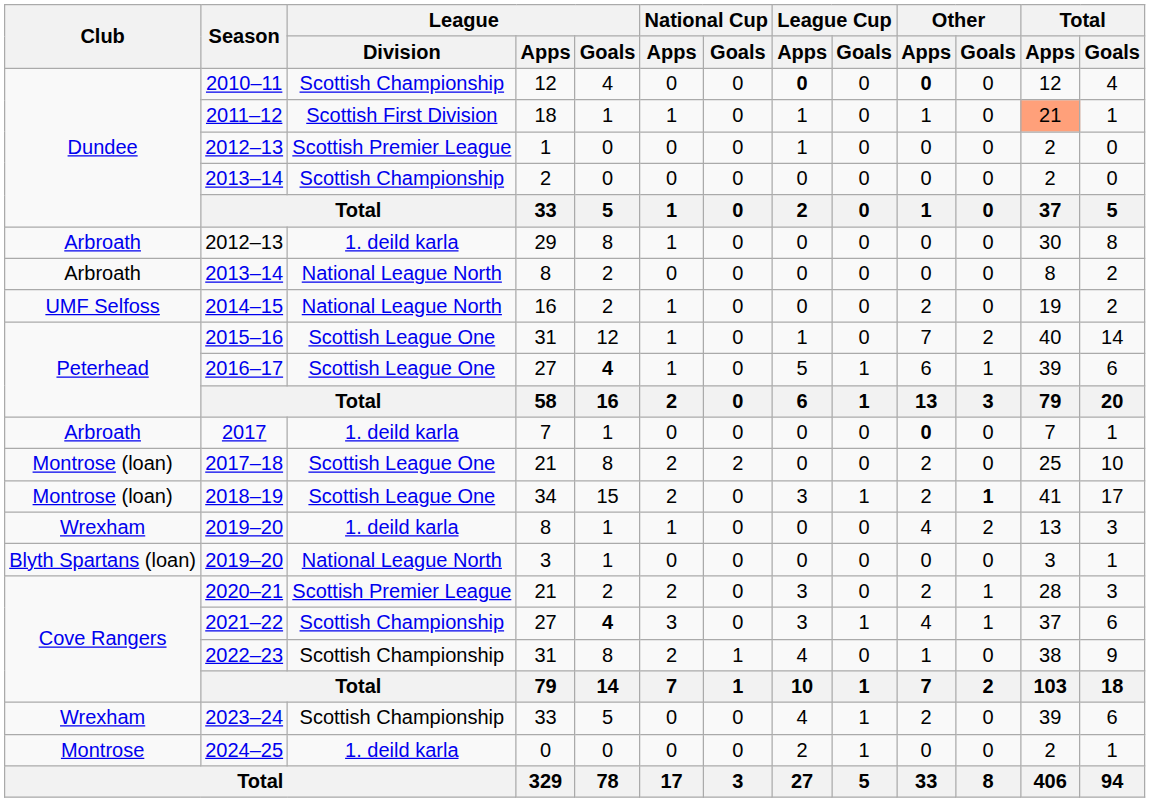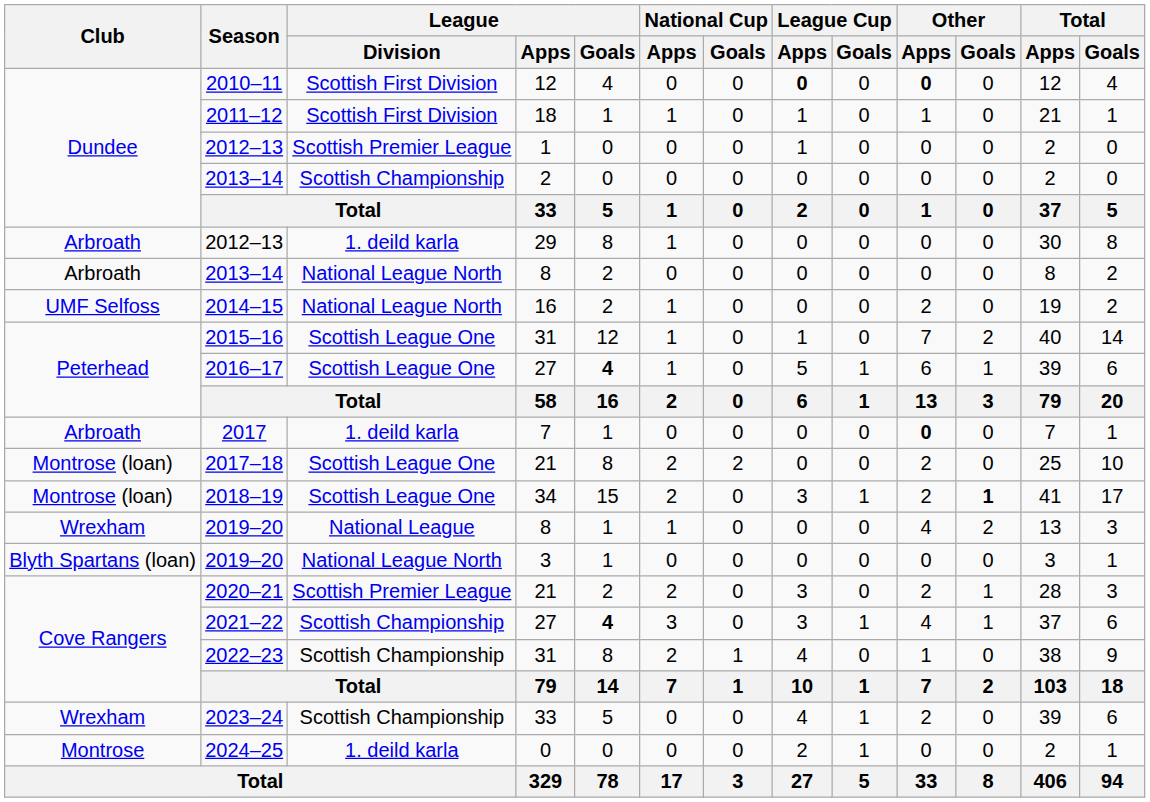(402, 83) Scottish Championship -> (402, 83) Scottish First Division
(1050, 115) lightsalmon background -> (1050, 115) no background
(402, 527) 1. deild karla -> (402, 527) National League
